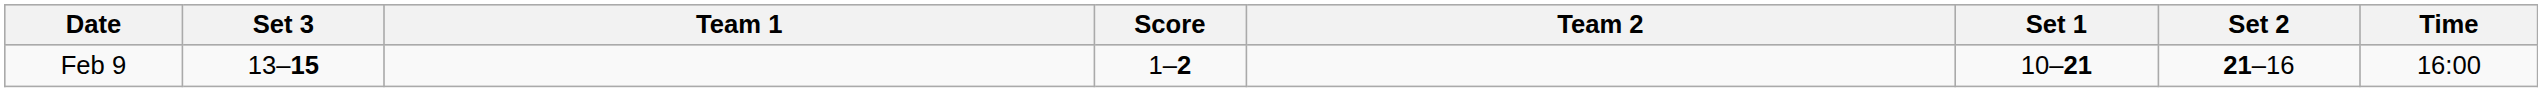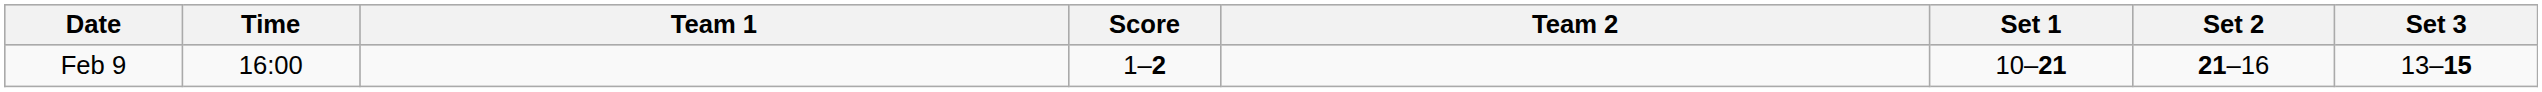columns swapped: (2449, 24) <-> (283, 24)
